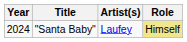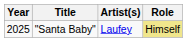(18, 29) 2024 -> (18, 29) 2025
